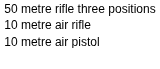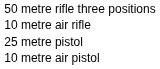+ row: (44, 42)
